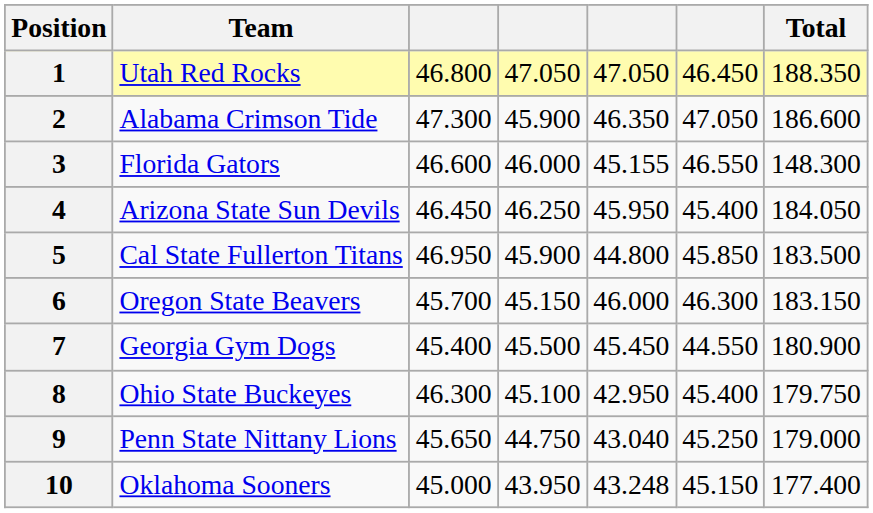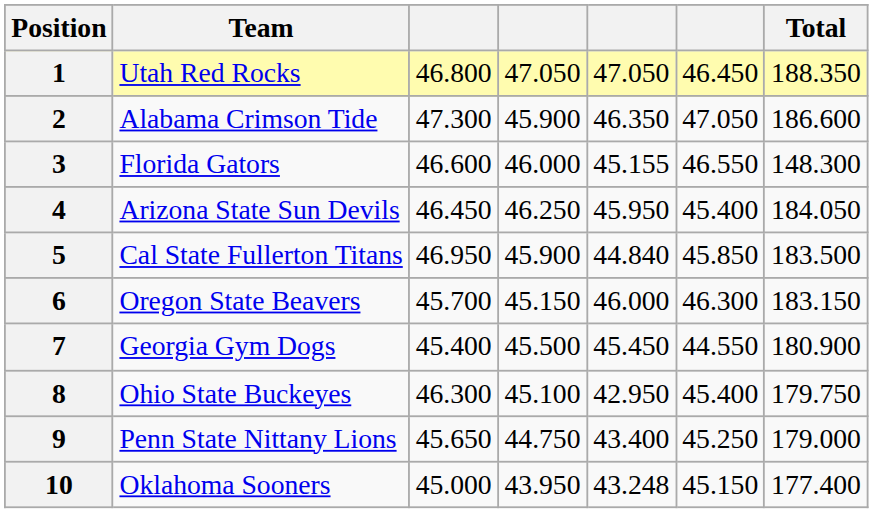(631, 255) 44.800 -> (631, 255) 44.840
(631, 438) 43.040 -> (631, 438) 43.400
